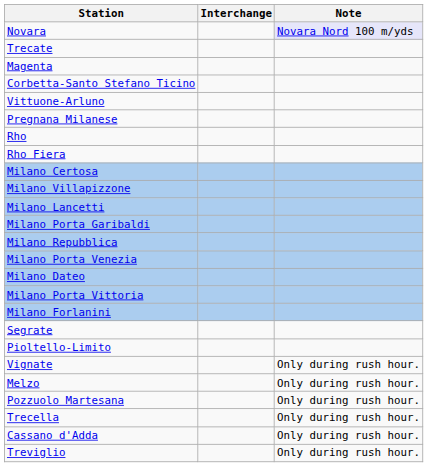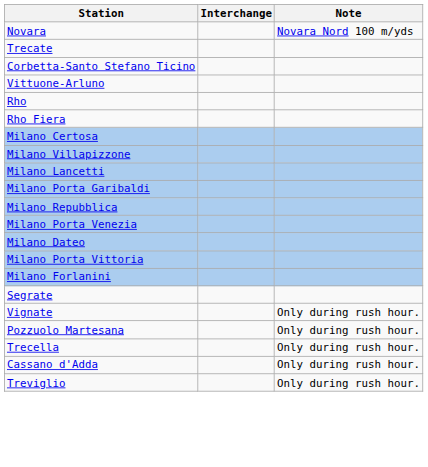(345, 31) lavender background -> (345, 31) no background
- row: (30, 66)
- row: (62, 119)
- row: (59, 347)
- row: (23, 383)
